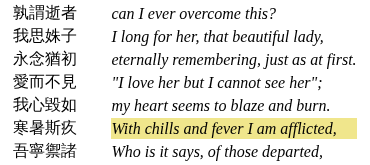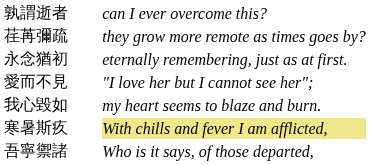+ row: (36, 36)
- row: (45, 36)
